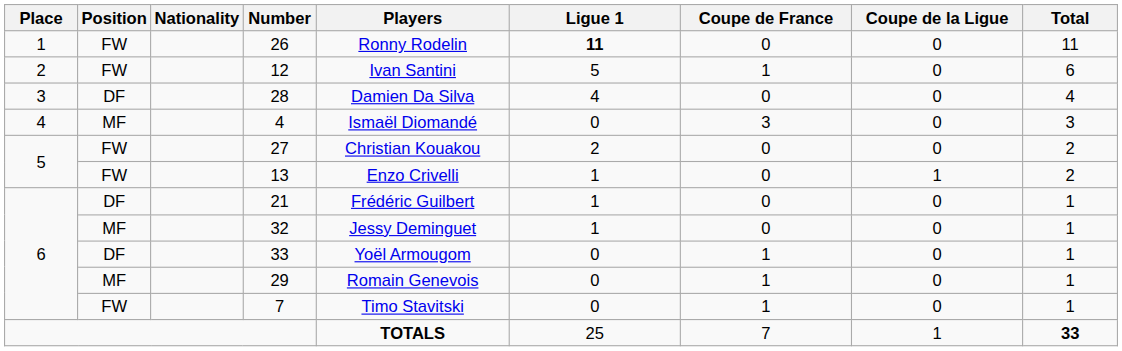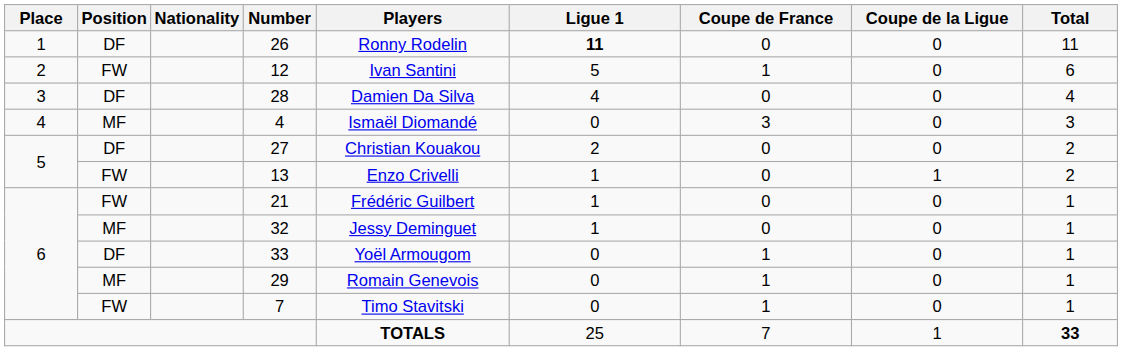(114, 44) FW -> (114, 44) DF
(114, 149) FW -> (114, 149) DF
(114, 201) DF -> (114, 201) FW
